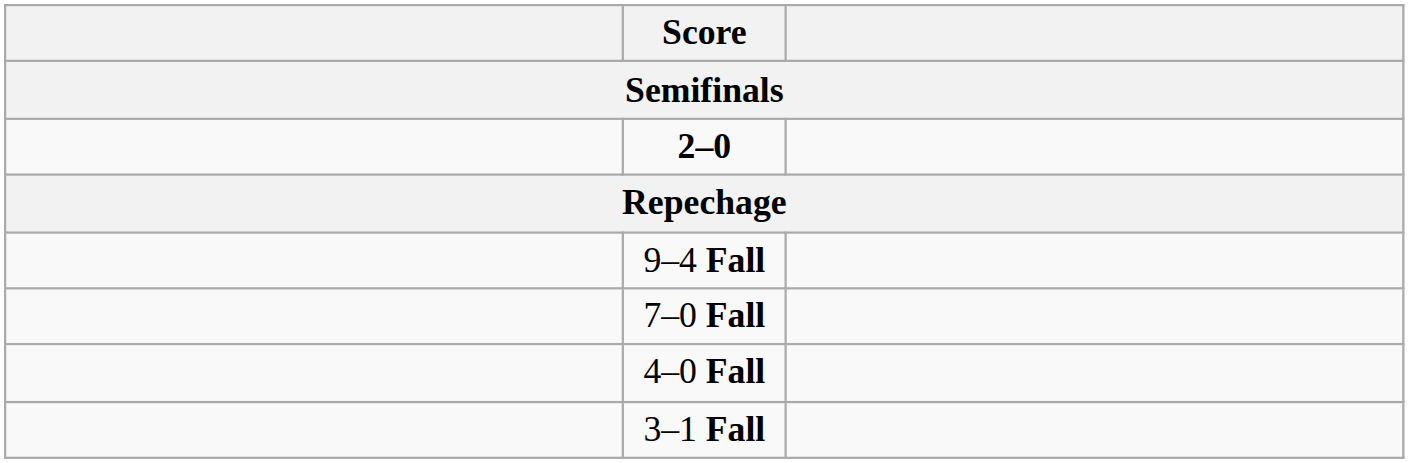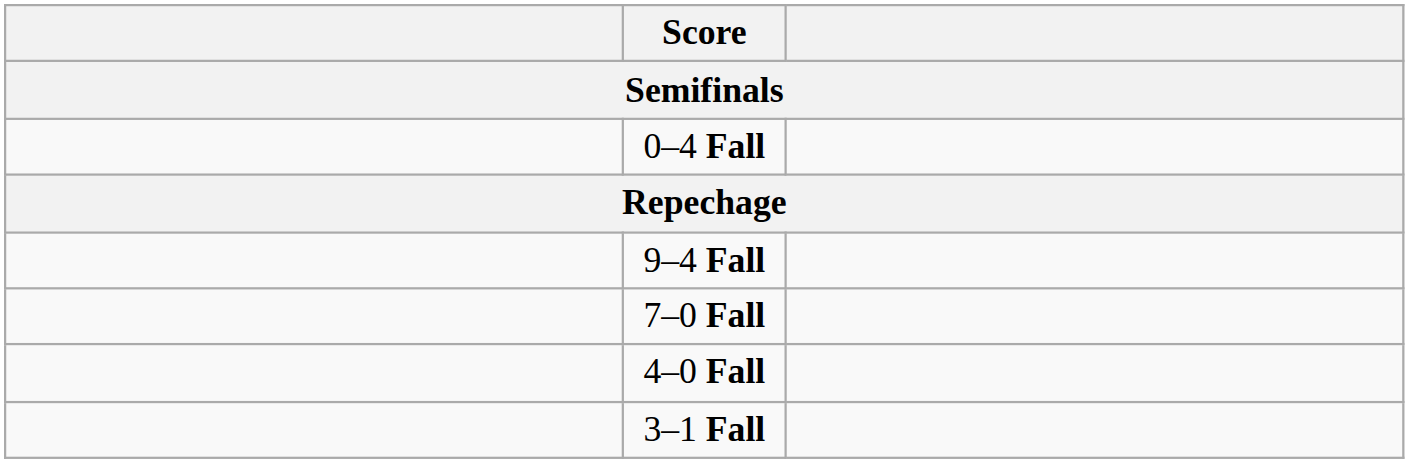+ row: (704, 145)
- row: (704, 145)
